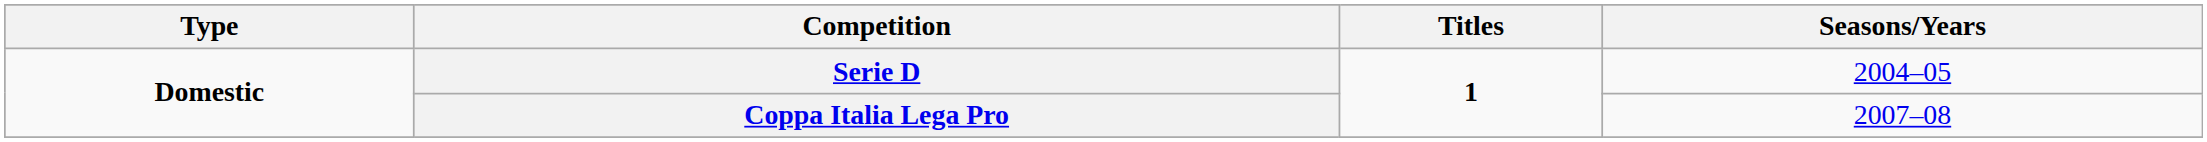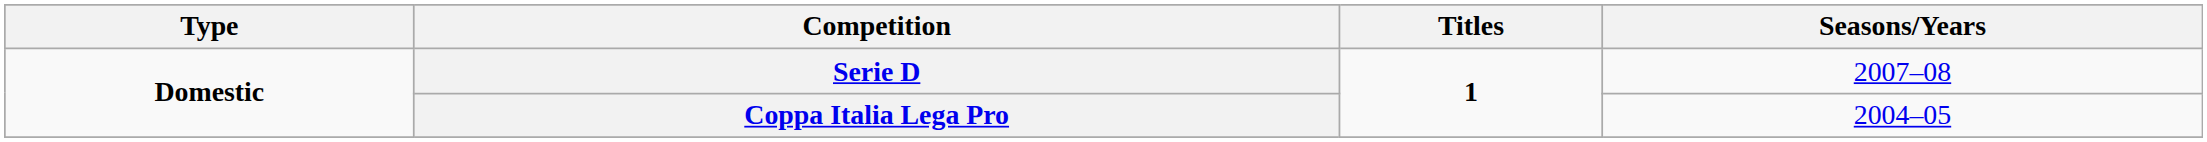(1902, 70) 2004–05 -> (1902, 70) 2007–08
(1902, 114) 2007–08 -> (1902, 114) 2004–05
